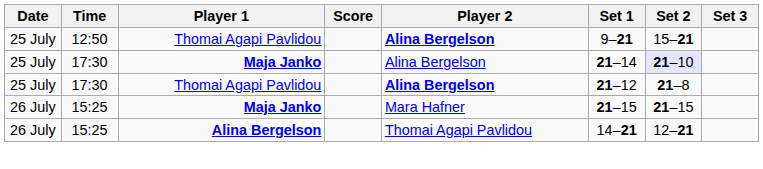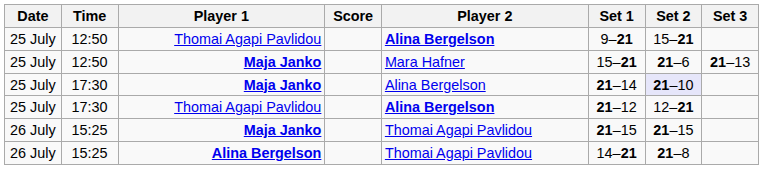+ row: (90, 62)
(673, 85) 21–8 -> (673, 107) 12–21
(425, 107) Mara Hafner -> (458, 130) Thomai Agapi Pavlidou
(673, 130) 12–21 -> (673, 153) 21–8
